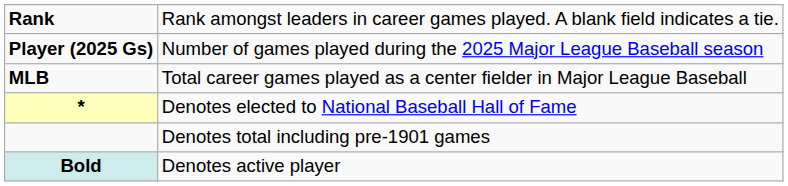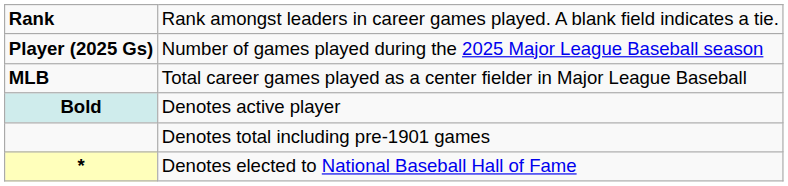rows swapped: (81, 107) <-> (81, 166)
